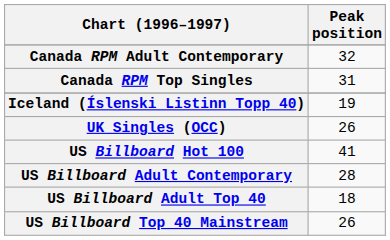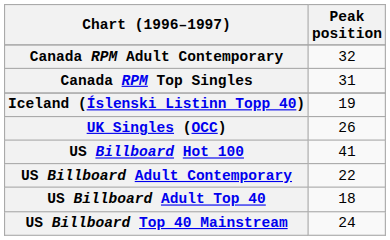(347, 176) 28 -> (347, 176) 22
(347, 223) 26 -> (347, 223) 24
